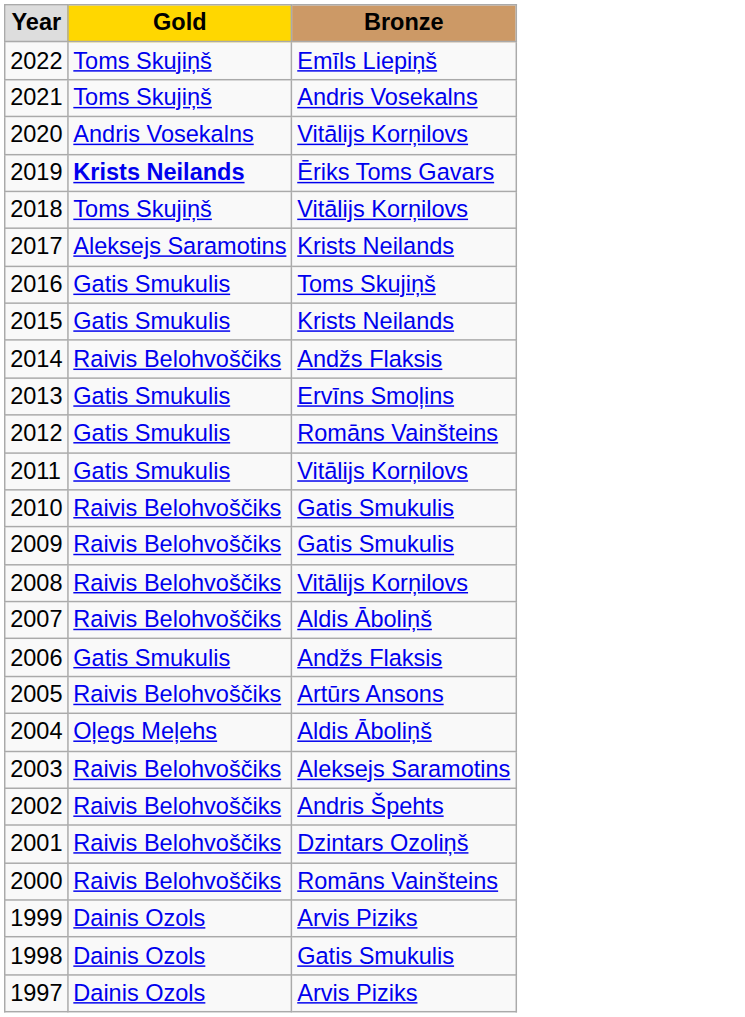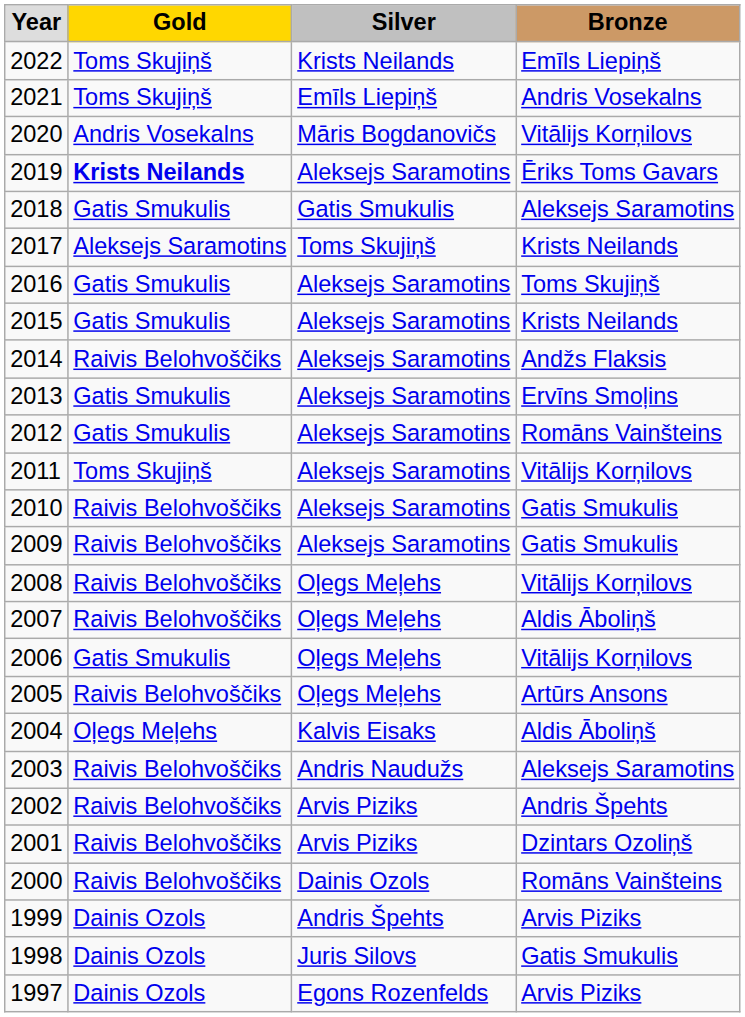+ column: (404, 23)
(143, 209) Toms Skujiņš -> (152, 209) Gatis Smukulis
(383, 209) Vitālijs Korņilovs -> (628, 209) Aleksejs Saramotins
(152, 470) Gatis Smukulis -> (143, 470) Toms Skujiņš
(370, 657) Andžs Flaksis -> (607, 657) Vitālijs Korņilovs
